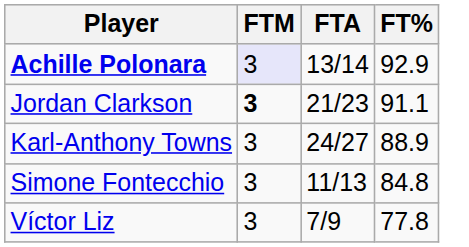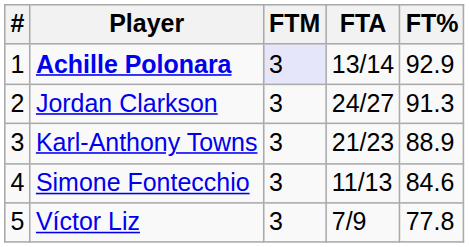+ column: (17, 24)
(251, 103) bold -> (276, 103) normal
(338, 103) 21/23 -> (363, 103) 24/27
(405, 103) 91.1 -> (430, 103) 91.3
(338, 143) 24/27 -> (363, 143) 21/23
(405, 182) 84.8 -> (430, 182) 84.6
